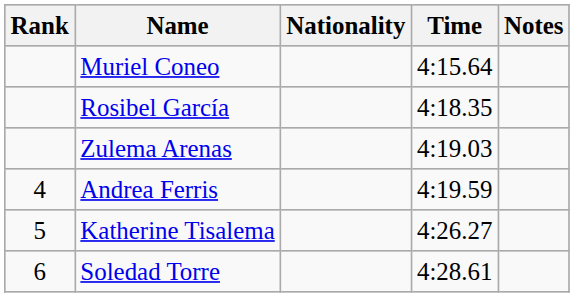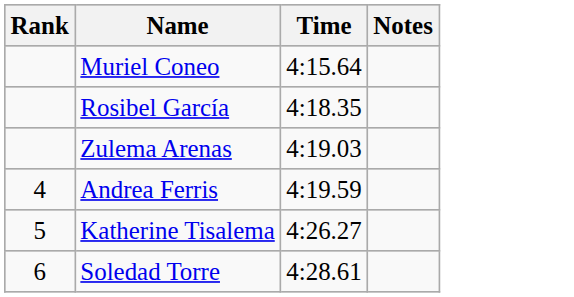- column: (346, 25)
